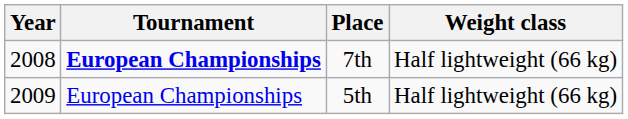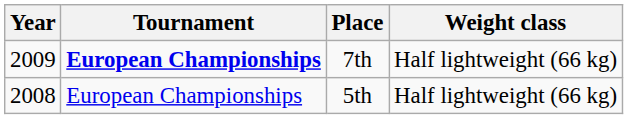(33, 58) 2008 -> (33, 58) 2009
(33, 95) 2009 -> (33, 95) 2008
